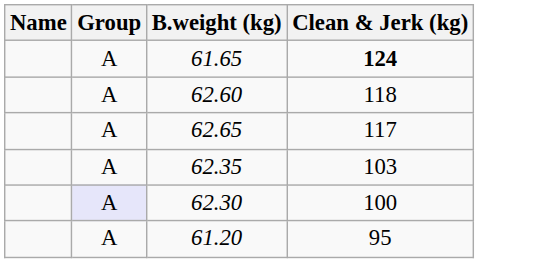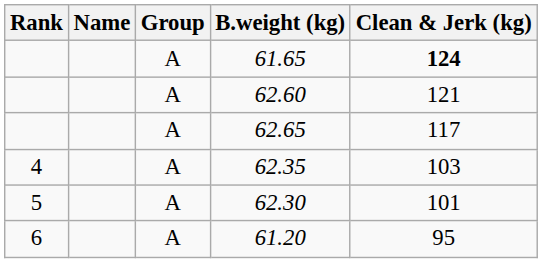+ column: (36, 22)
(380, 94) 118 -> (444, 94) 121
(109, 202) lavender background -> (173, 202) no background
(380, 202) 100 -> (444, 202) 101
